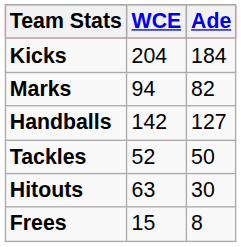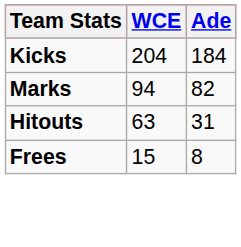- row: (61, 122)
- row: (48, 156)
(203, 190) 30 -> (203, 122) 31
